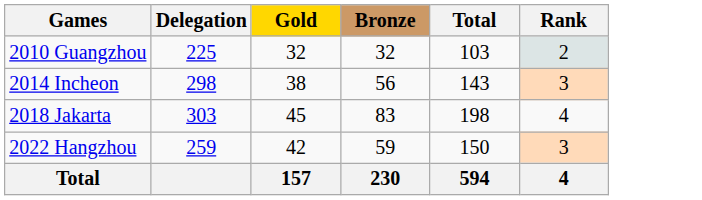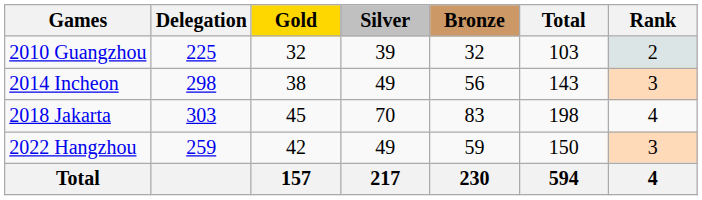+ column: (385, 20)
